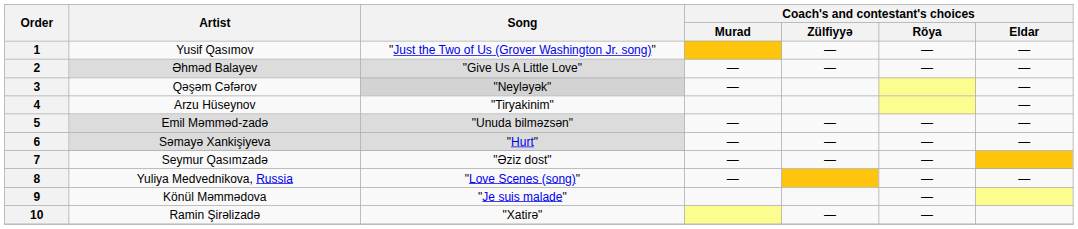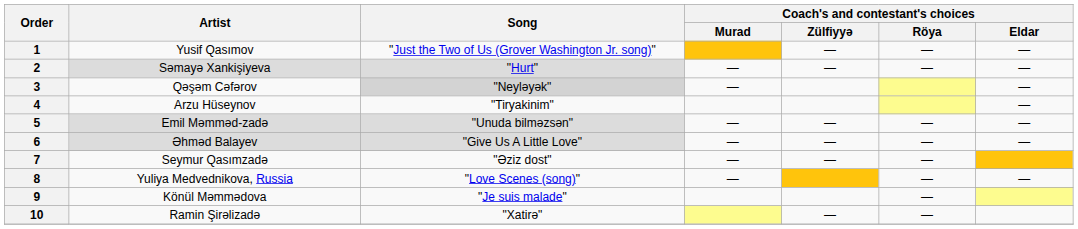(215, 68) Əhməd Balayev -> (215, 68) Səmayə Xankişiyeva
(522, 68) "Give Us A Little Love" -> (522, 68) "Hurt"
(215, 141) Səmayə Xankişiyeva -> (215, 141) Əhməd Balayev
(522, 141) "Hurt" -> (522, 141) "Give Us A Little Love"
